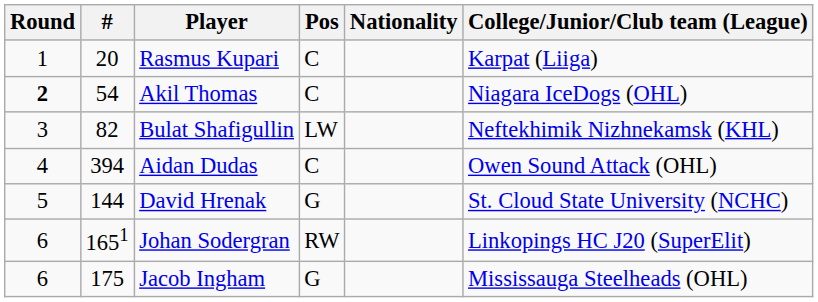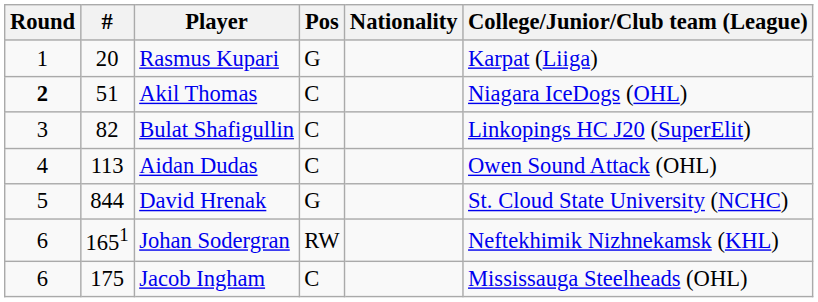(312, 58) C -> (313, 58) G
(107, 93) 54 -> (107, 93) 51
(321, 129) LW -> (312, 129) C
(623, 129) Neftekhimik Nizhnekamsk (KHL) -> (609, 129) Linkopings HC J20 (SuperElit)
(107, 165) 394 -> (107, 165) 113
(107, 201) 144 -> (107, 201) 844
(609, 240) Linkopings HC J20 (SuperElit) -> (623, 240) Neftekhimik Nizhnekamsk (KHL)
(313, 278) G -> (312, 278) C
